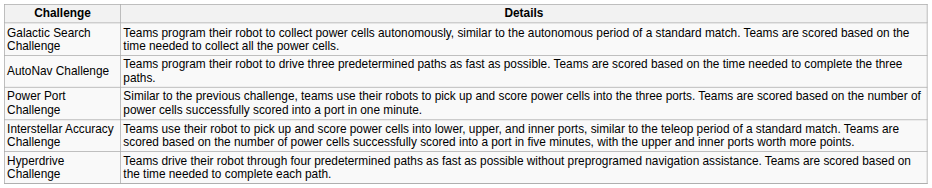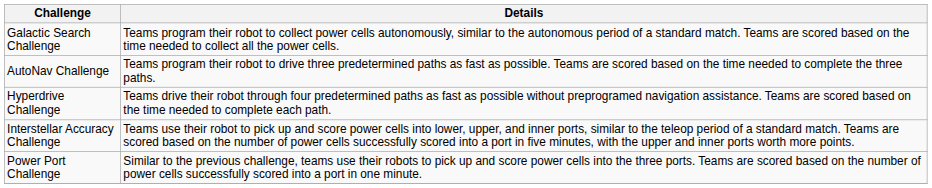rows swapped: (36, 167) <-> (36, 103)
